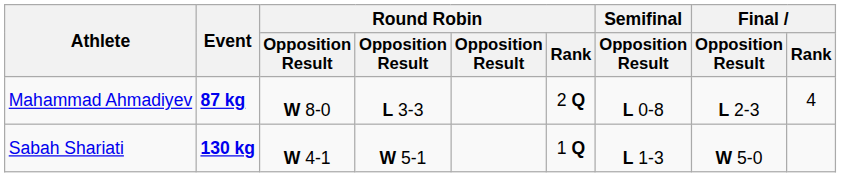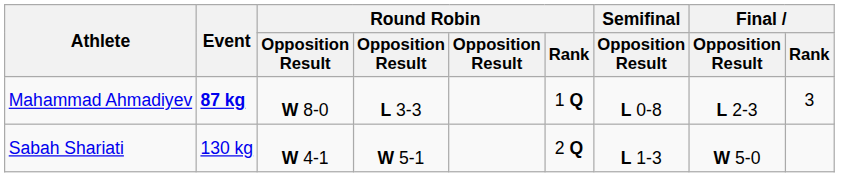(571, 101) 2 Q -> (569, 101) 1 Q
(811, 101) 4 -> (809, 101) 3
(228, 148) bold -> (227, 148) normal
(571, 148) 1 Q -> (569, 148) 2 Q
